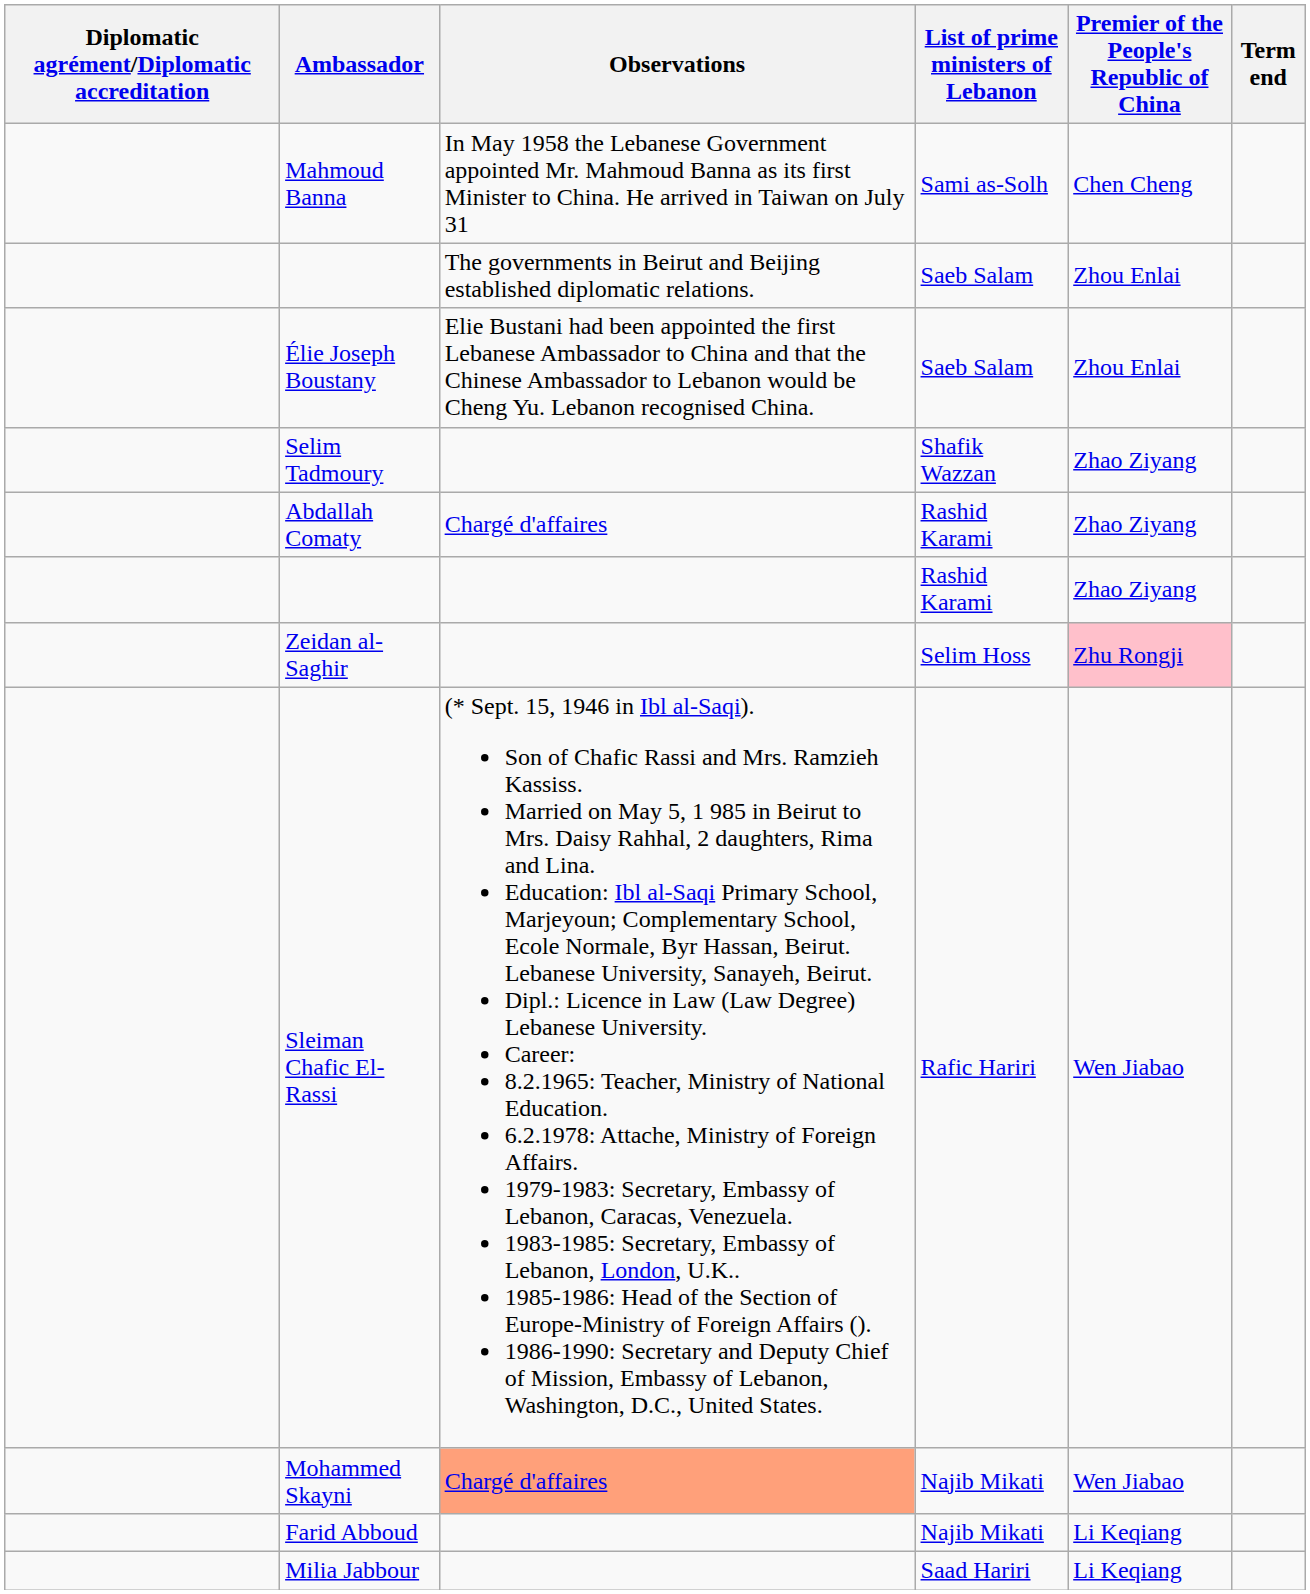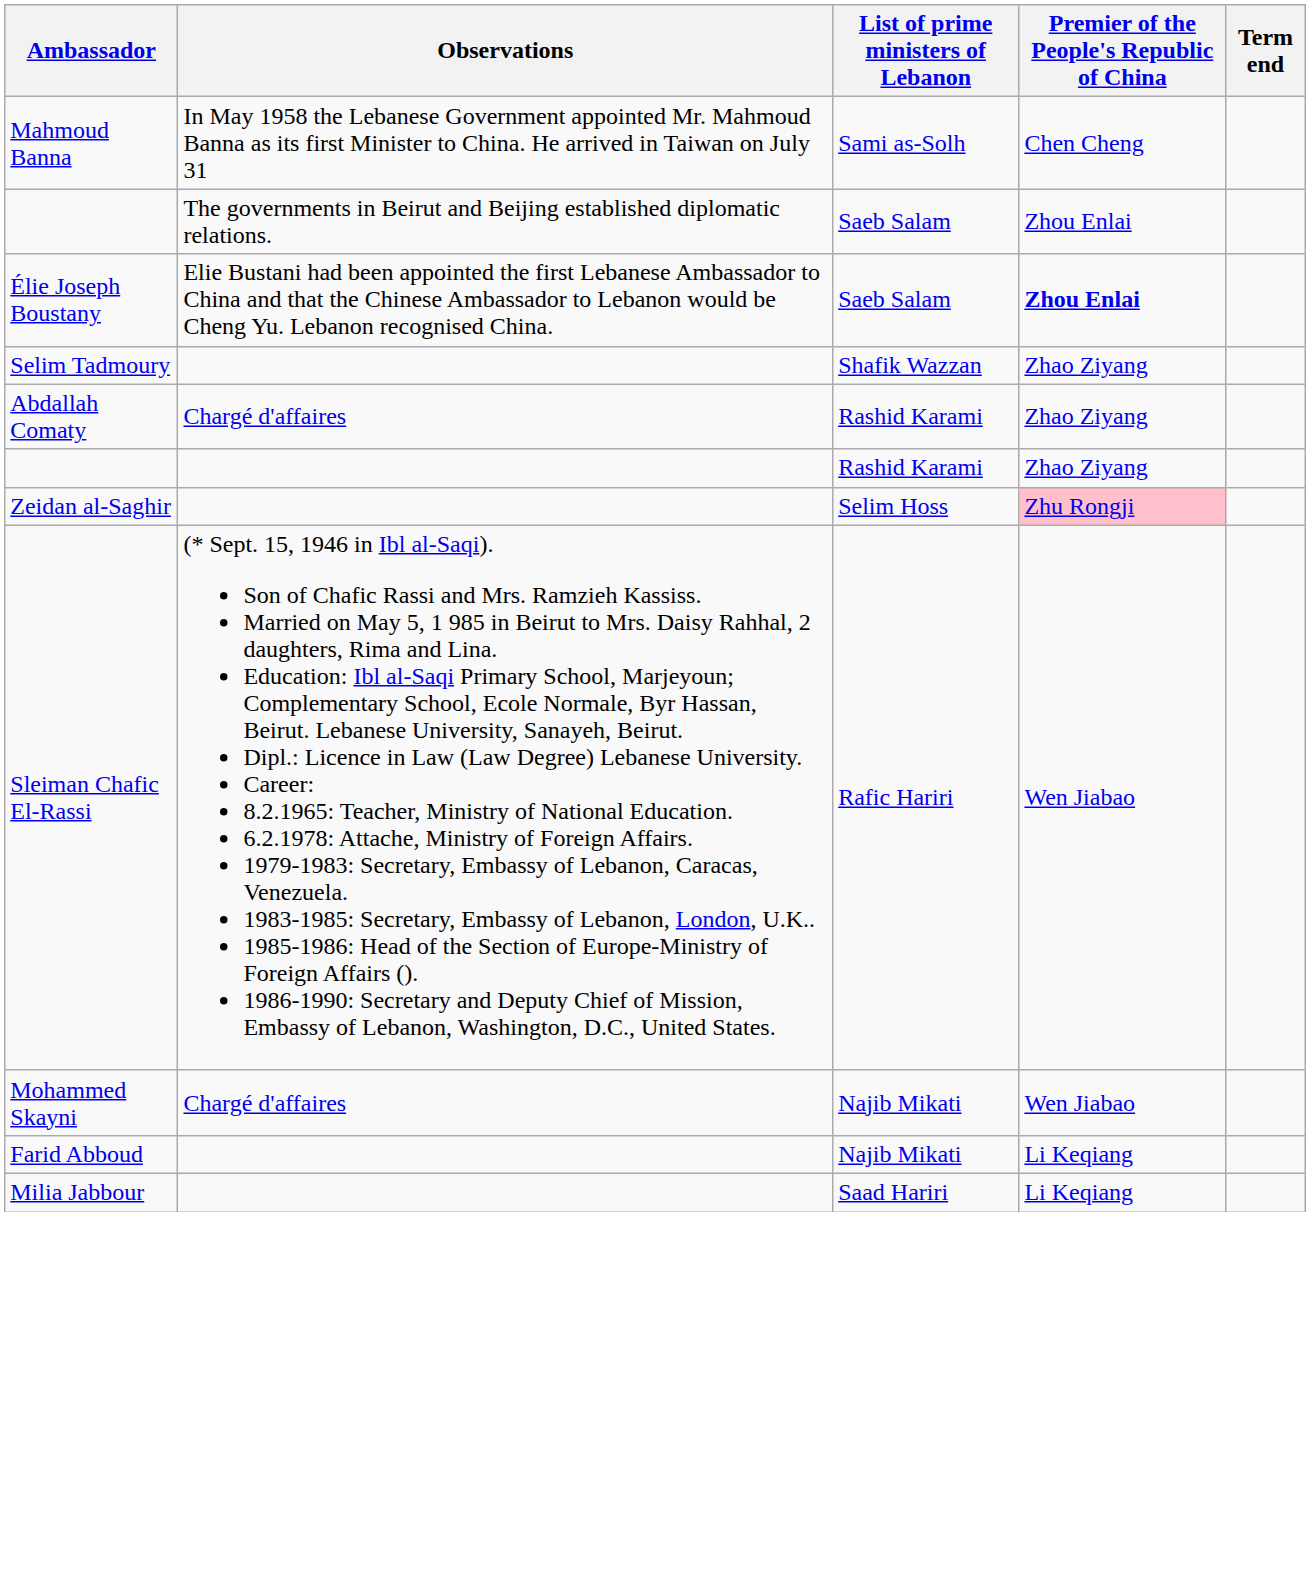- column: (142, 64)
(1127, 367) normal -> (1082, 299) bold
(526, 1480) lightsalmon background -> (265, 1102) no background
